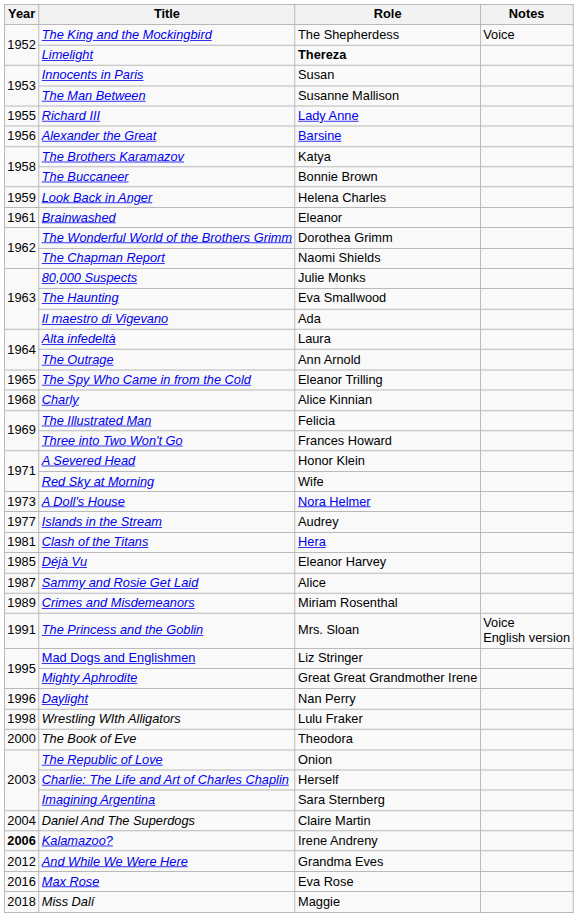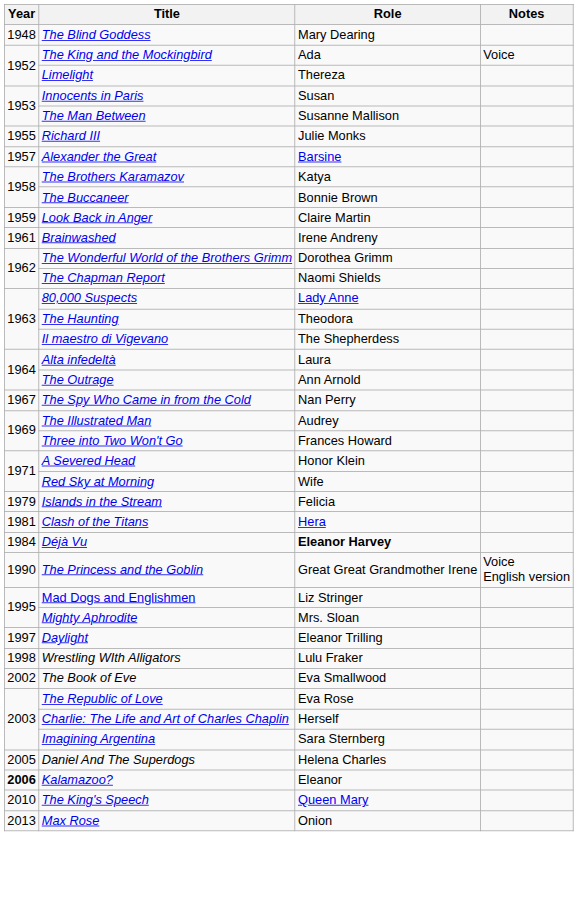+ row: (96, 34)
(349, 34) The Shepherdess -> (309, 55) Ada
(322, 55) bold -> (321, 75) normal
(328, 116) Lady Anne -> (332, 136) Julie Monks
(22, 136) 1956 -> (22, 156) 1957
(342, 197) Helena Charles -> (334, 217) Claire Martin
(320, 217) Eleanor -> (338, 237) Irene Andreny
(332, 278) Julie Monks -> (328, 298) Lady Anne
(342, 298) Eva Smallwood -> (325, 319) Theodora
(309, 319) Ada -> (349, 339) The Shepherdess
(22, 380) 1965 -> (22, 400) 1967
(340, 380) Eleanor Trilling -> (327, 400) Nan Perry
- row: (60, 400)
(317, 420) Felicia -> (318, 420) Audrey
- row: (83, 501)
(22, 522) 1977 -> (22, 501) 1979
(318, 522) Audrey -> (317, 501) Felicia
(22, 562) 1985 -> (22, 542) 1984
(342, 562) normal -> (345, 542) bold
- row: (120, 583)
- row: (118, 603)
(22, 630) 1991 -> (22, 569) 1990
(329, 630) Mrs. Sloan -> (388, 569) Great Great Grandmother Irene
(388, 678) Great Great Grandmother Irene -> (329, 617) Mrs. Sloan
(22, 698) 1996 -> (22, 638) 1997
(327, 698) Nan Perry -> (340, 638) Eleanor Trilling
(22, 739) 2000 -> (22, 678) 2002
(325, 739) Theodora -> (342, 678) Eva Smallwood
(315, 759) Onion -> (326, 698) Eva Rose
(22, 820) 2004 -> (22, 759) 2005
(334, 820) Claire Martin -> (342, 759) Helena Charles
(338, 841) Irene Andreny -> (320, 780) Eleanor
+ row: (95, 800)
- row: (115, 861)
(22, 881) 2016 -> (22, 820) 2013
(326, 881) Eva Rose -> (315, 820) Onion
- row: (68, 901)
